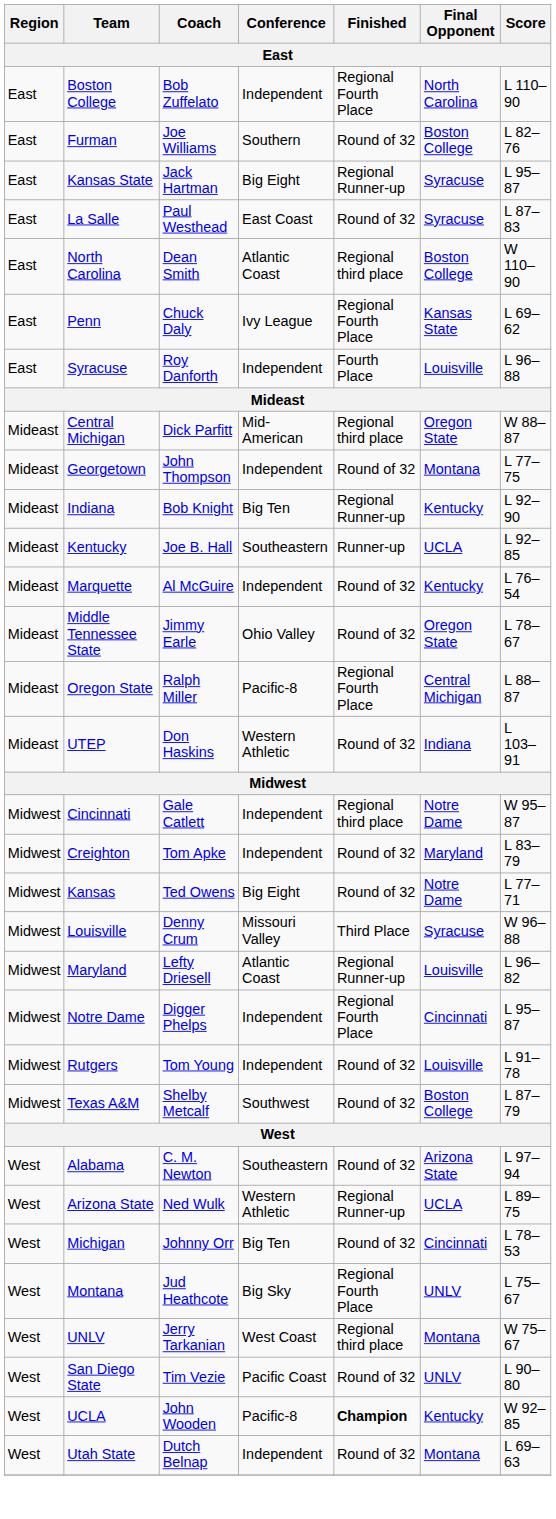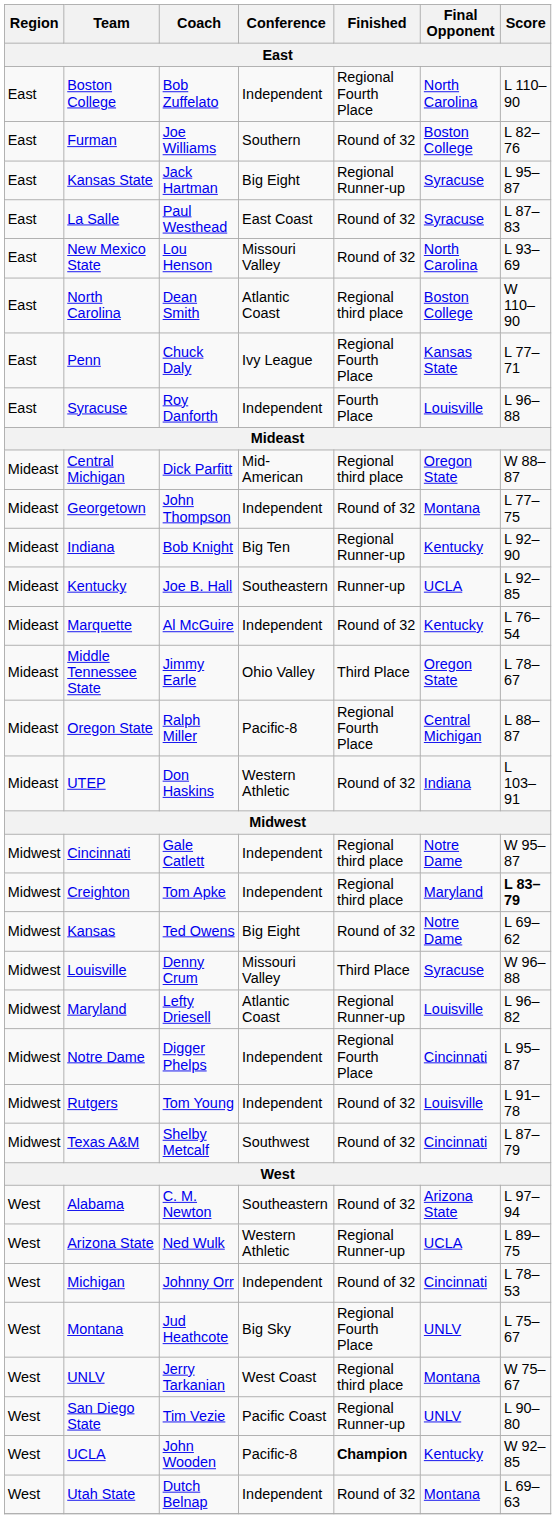+ row: (106, 258)
(522, 321) L 69–62 -> (522, 360) L 77–71
(376, 633) Round of 32 -> (373, 672) Third Place
(376, 853) Round of 32 -> (370, 892) Regional third place
(522, 853) normal -> (522, 892) bold
(522, 892) L 77–71 -> (522, 931) L 69–62
(448, 1103) Boston College -> (455, 1142) Cincinnati
(266, 1243) Big Ten -> (282, 1282) Independent
(376, 1377) Round of 32 -> (371, 1416) Regional Runner-up
